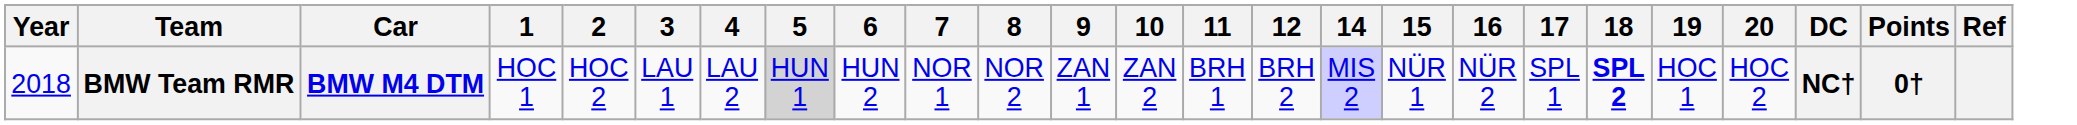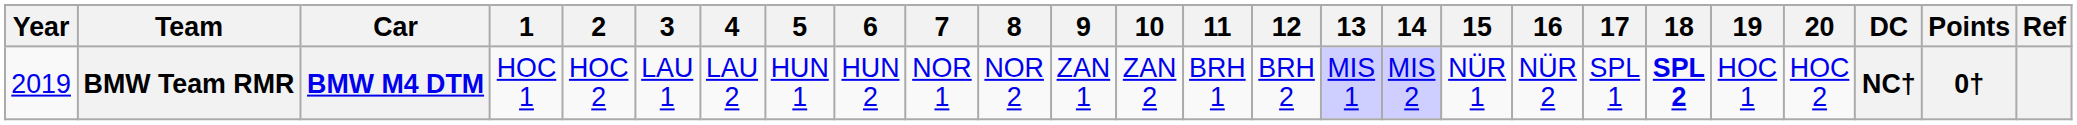+ column: (1351, 26)
(41, 83) 2018 -> (41, 83) 2019
(800, 83) lightgrey background -> (800, 83) no background
